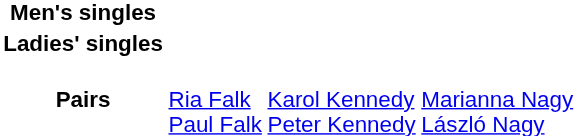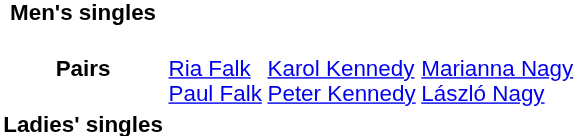rows swapped: (83, 43) <-> (83, 99)
